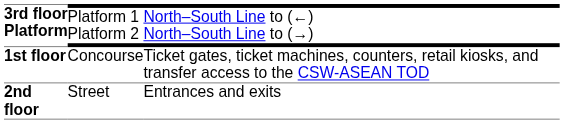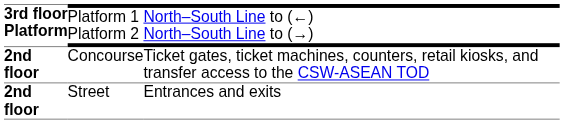(35, 55) 1st floor -> (21, 64) 2nd floor
